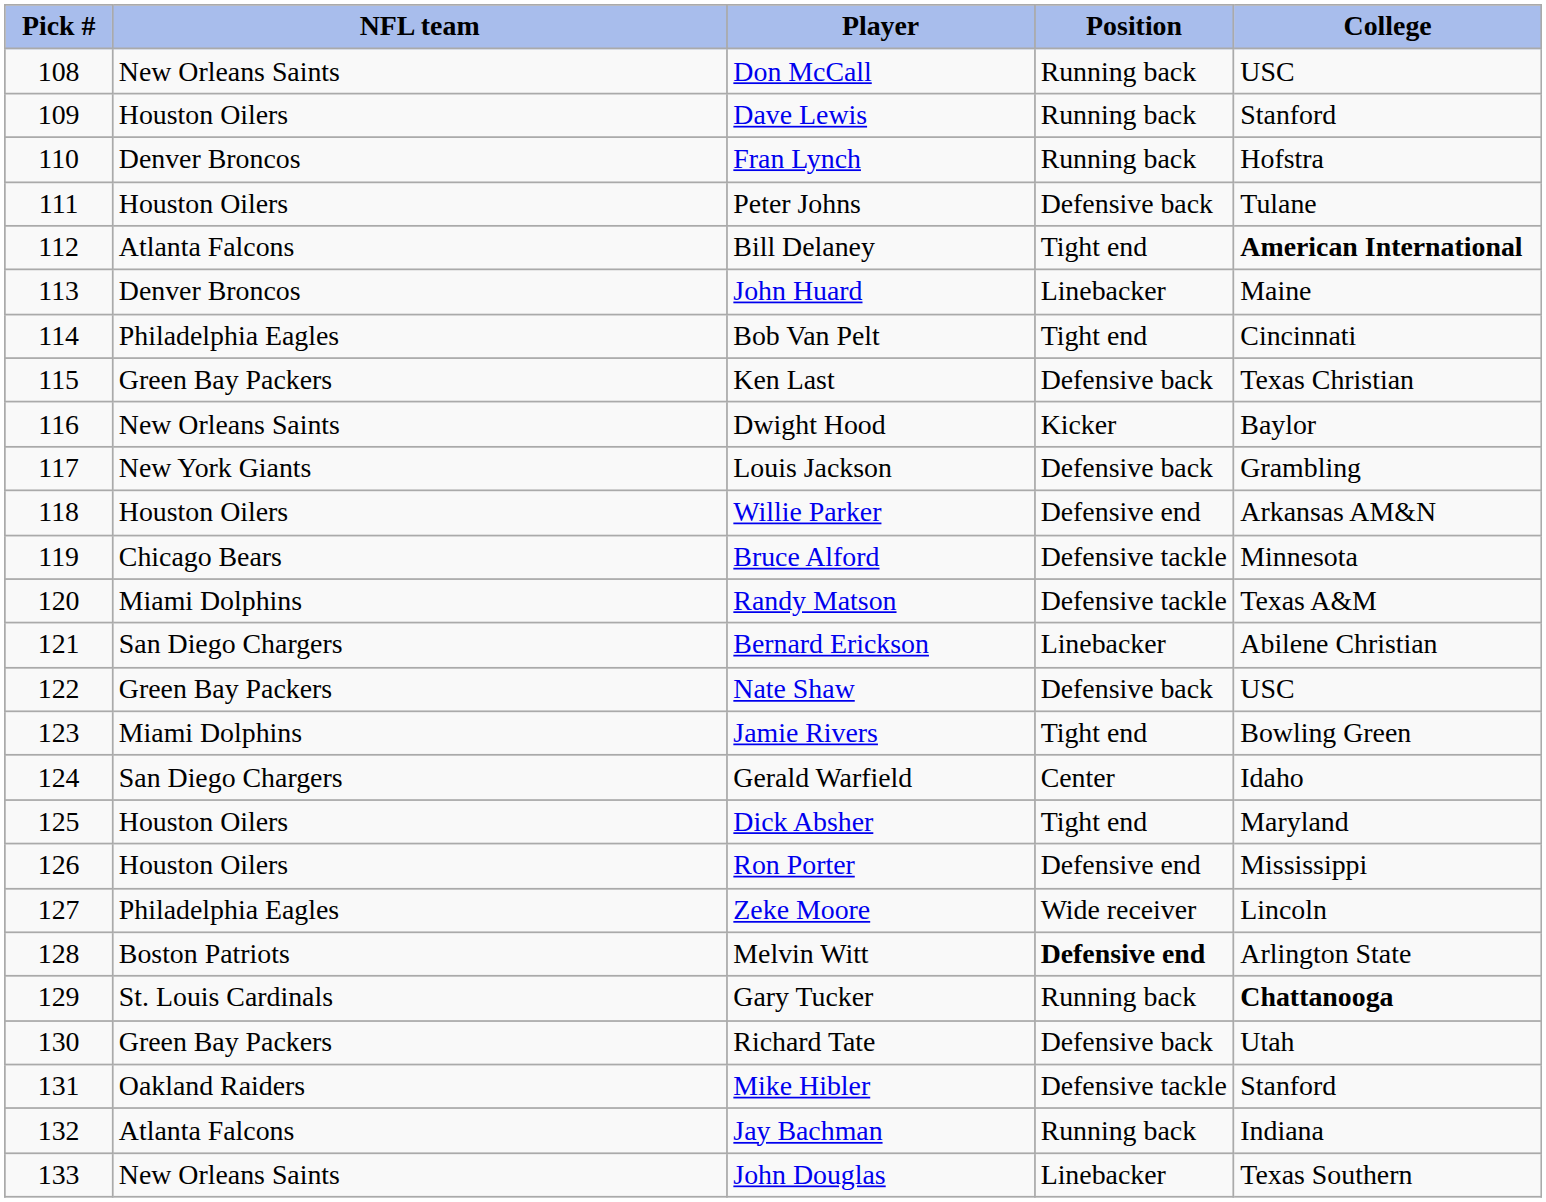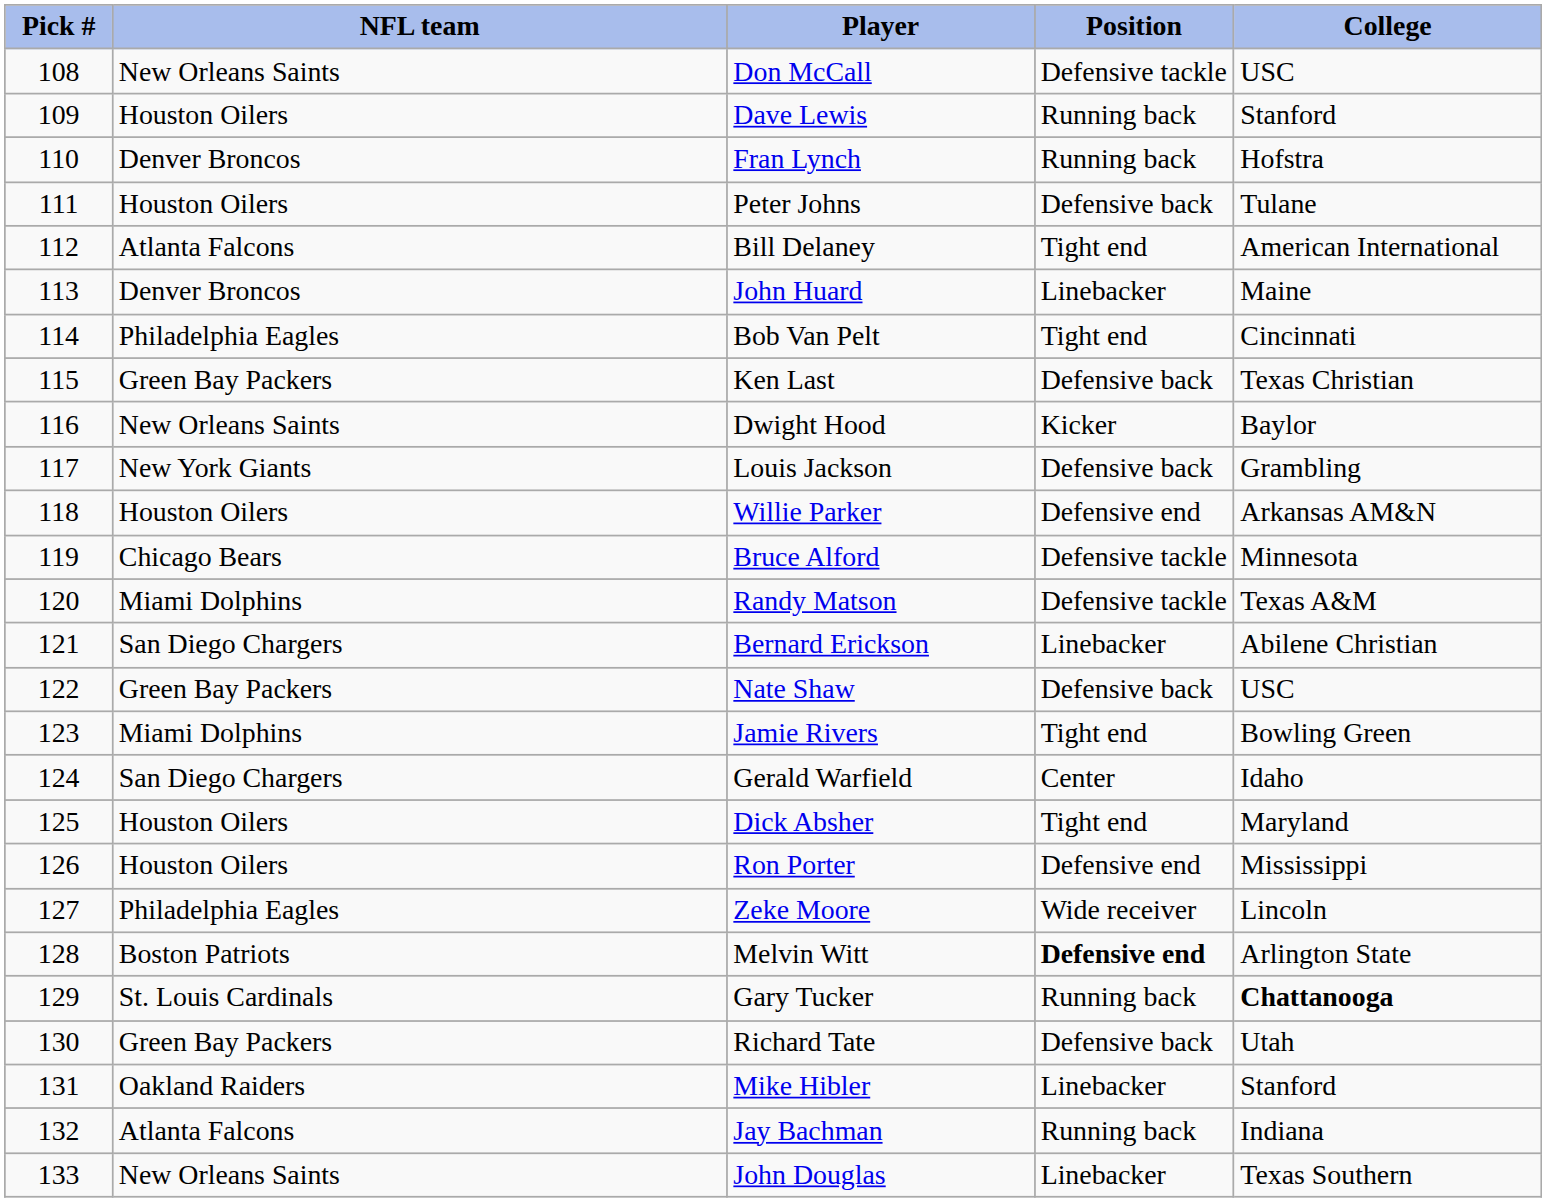(1118, 70) Running back -> (1134, 70) Defensive tackle
(1381, 247) bold -> (1370, 247) normal
(1134, 1086) Defensive tackle -> (1103, 1086) Linebacker
